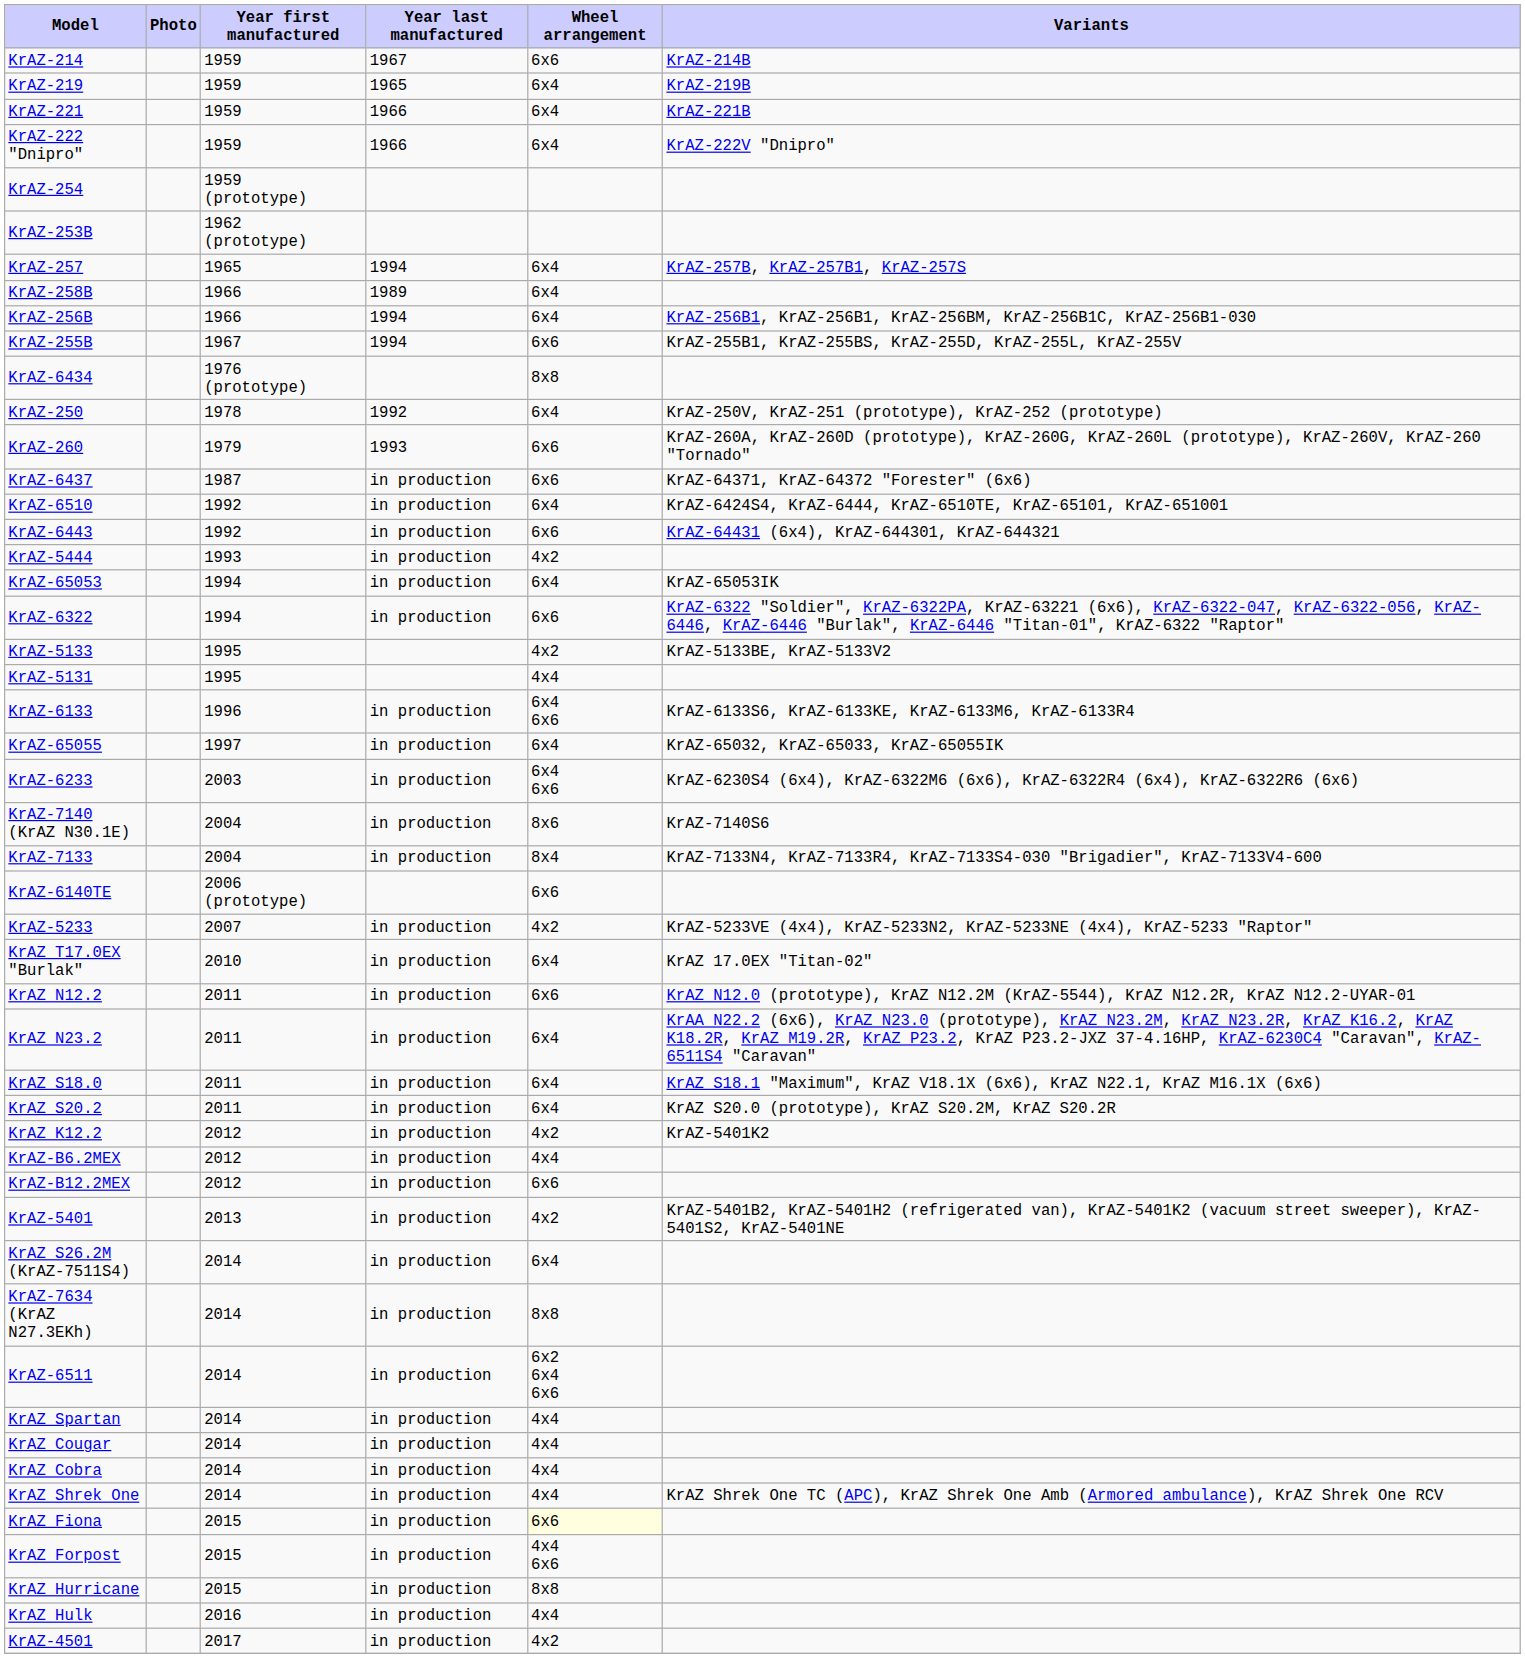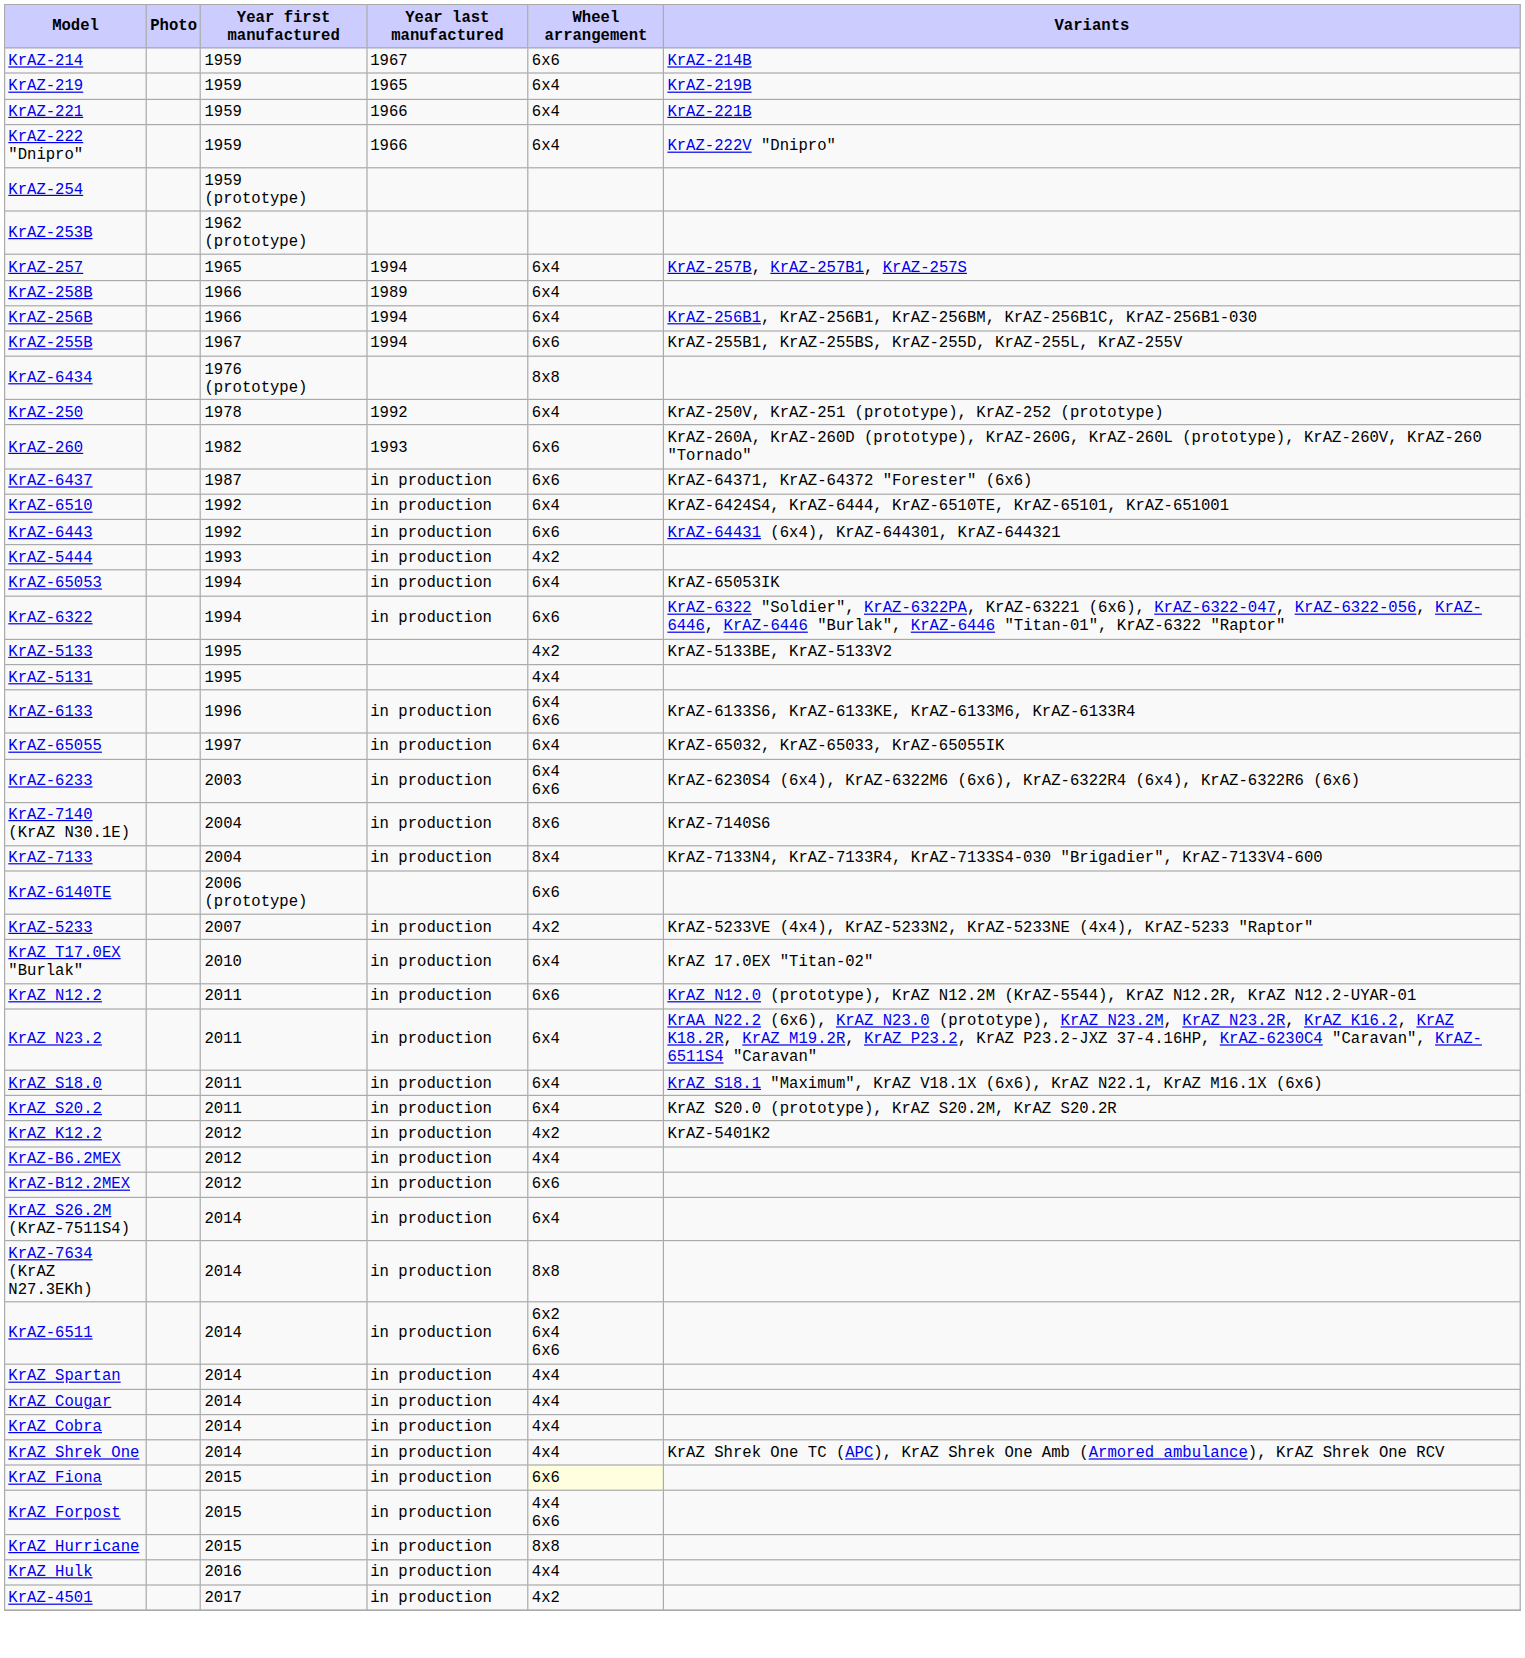(223, 447) 1979 -> (223, 447) 1982
- row: (50, 1219)
